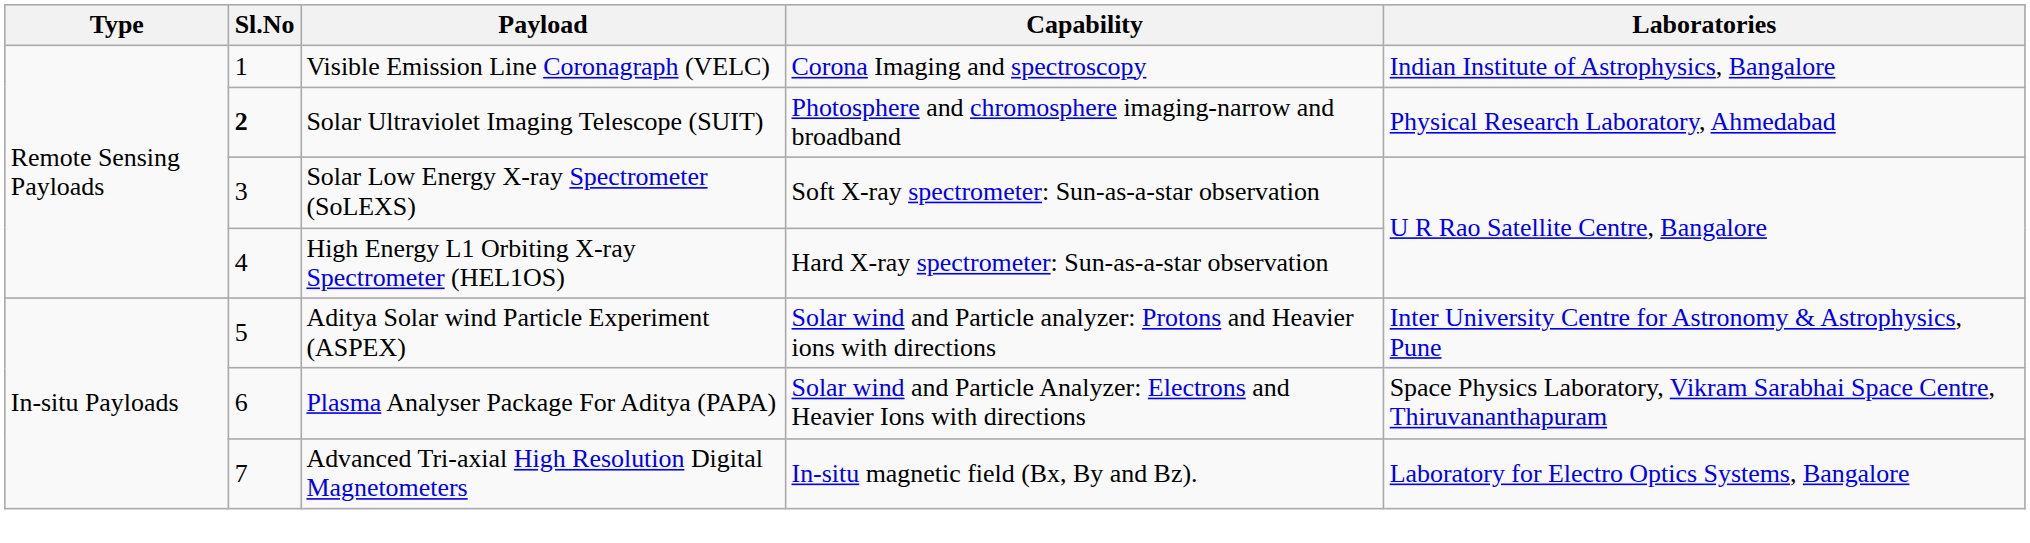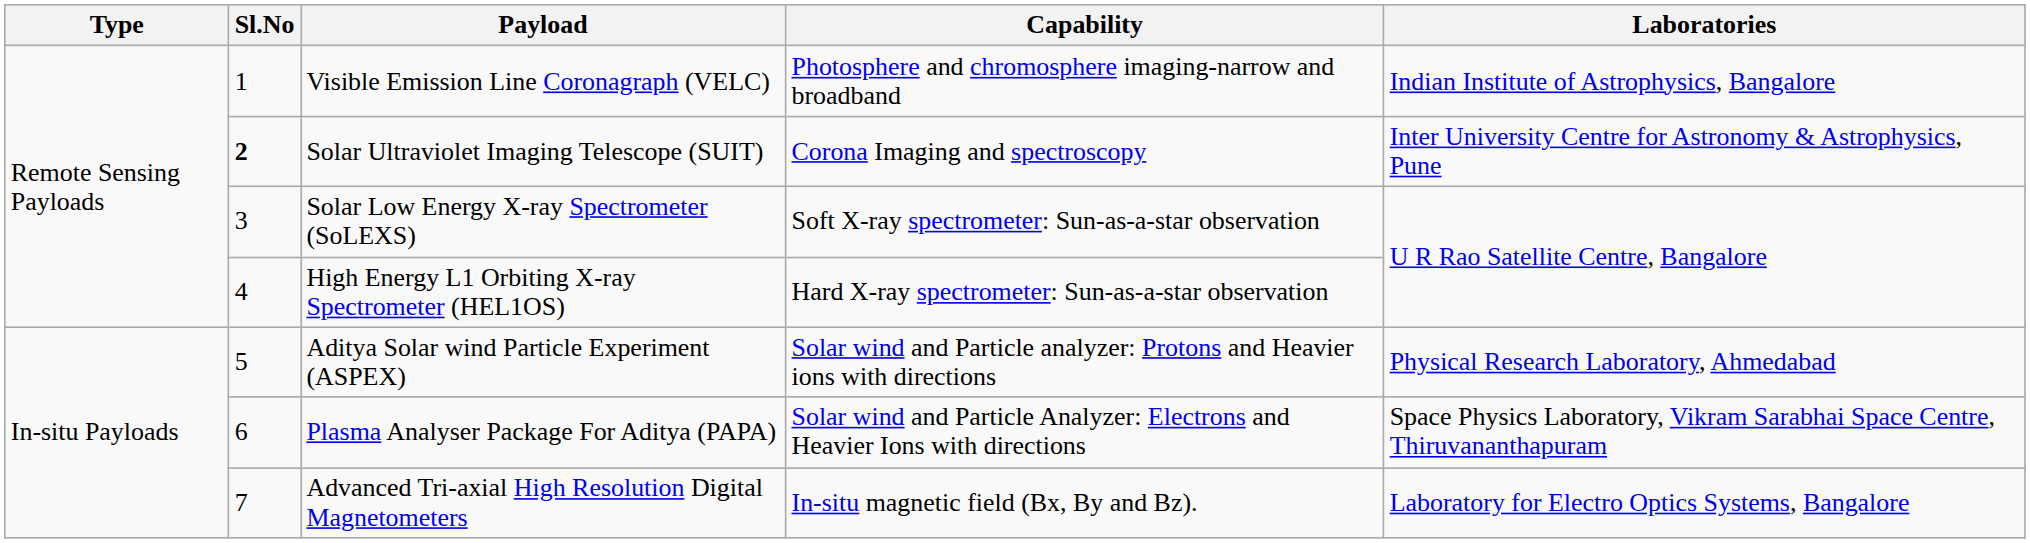(969, 66) Corona Imaging and spectroscopy -> (1063, 80) Photosphere and chromosphere imaging-narrow and broadband
(1063, 121) Photosphere and chromosphere imaging-narrow and broadband -> (969, 151) Corona Imaging and spectroscopy
(1613, 121) Physical Research Laboratory, Ahmedabad -> (1676, 151) Inter University Centre for Astronomy & Astrophysics, Pune
(1676, 332) Inter University Centre for Astronomy & Astrophysics, Pune -> (1613, 361) Physical Research Laboratory, Ahmedabad
